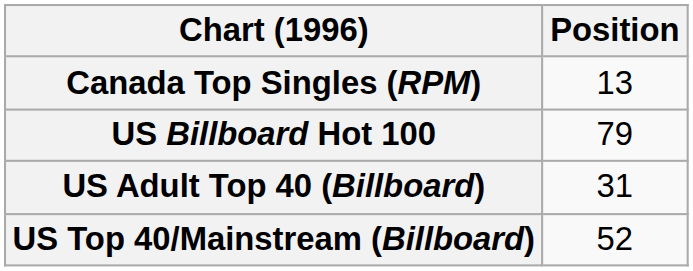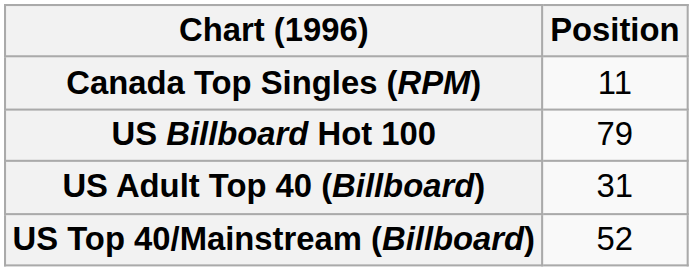(615, 82) 13 -> (615, 82) 11
